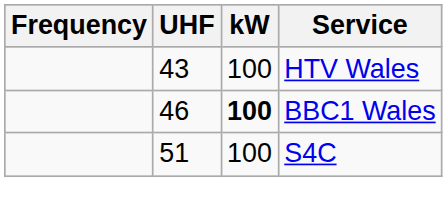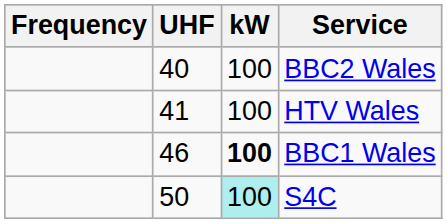+ row: (360, 68)
(174, 68) 43 -> (174, 111) 41
(174, 153) 51 -> (174, 196) 50
(249, 153) no background -> (249, 196) paleturquoise background
